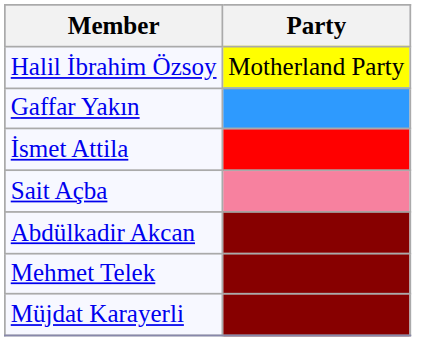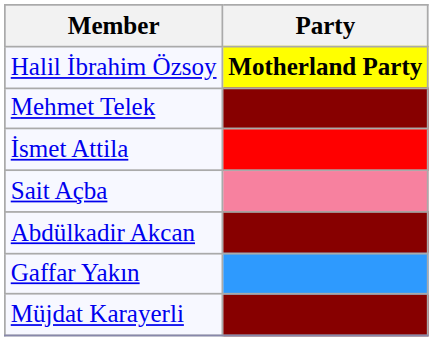(316, 66) normal -> (325, 66) bold
rows swapped: (75, 108) <-> (83, 273)
